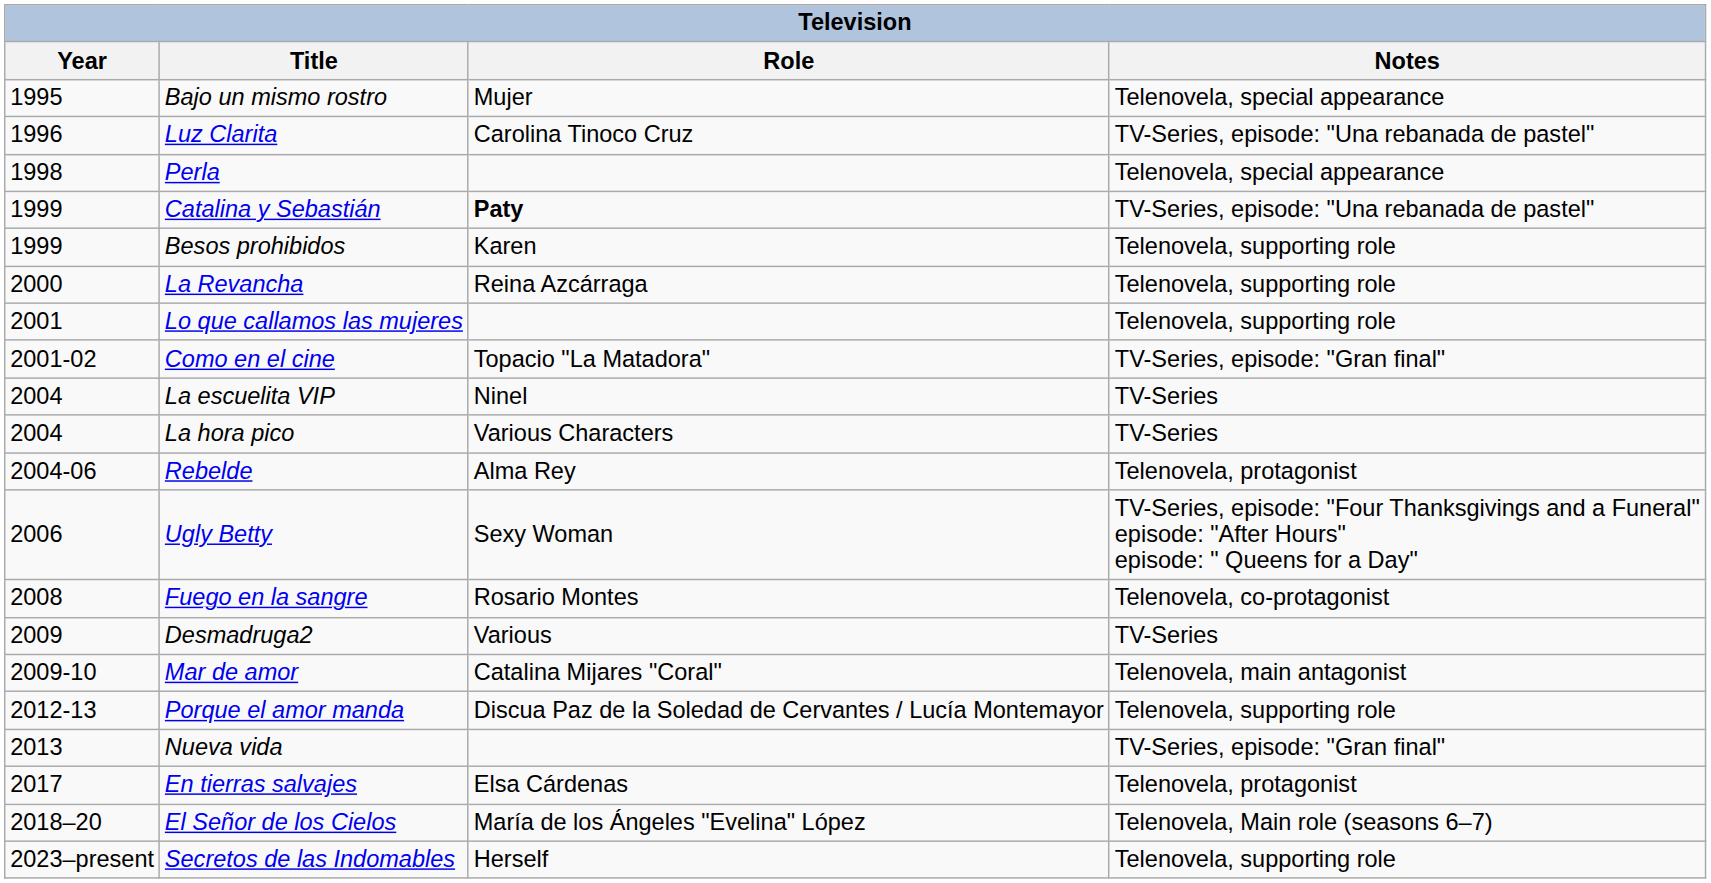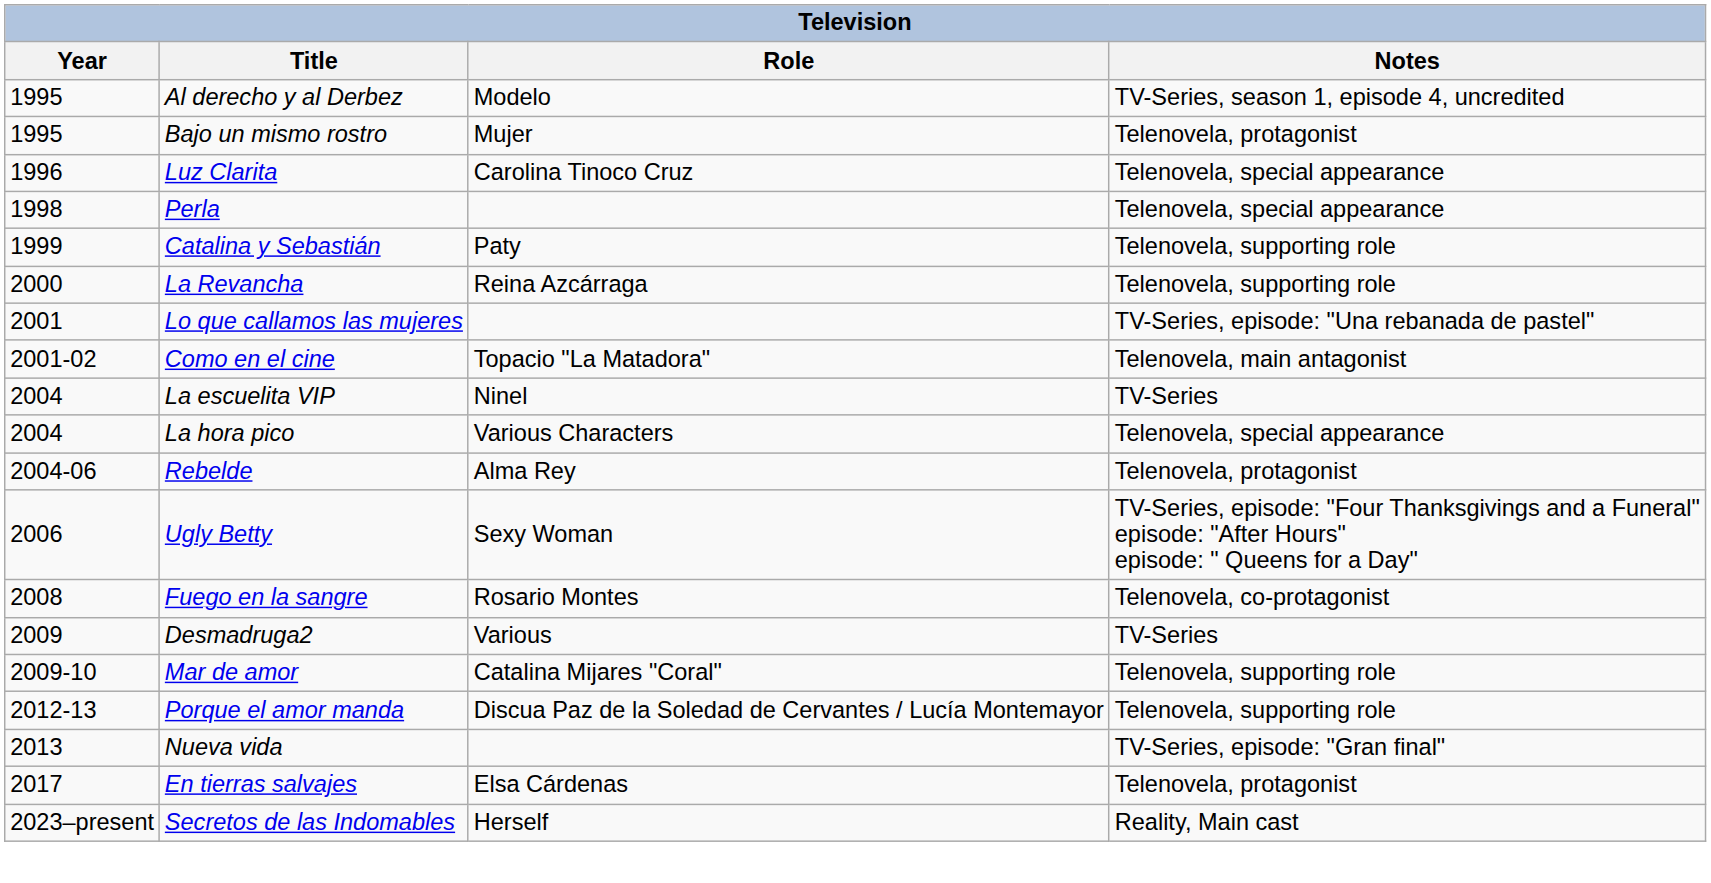+ row: (284, 97)
(1280, 97) Telenovela, special appearance -> (1236, 135) Telenovela, protagonist
(1355, 135) TV-Series, episode: "Una rebanada de pastel" -> (1280, 172) Telenovela, special appearance
(499, 209) bold -> (497, 246) normal
(1355, 209) TV-Series, episode: "Una rebanada de pastel" -> (1255, 246) Telenovela, supporting role
- row: (255, 246)
(1255, 321) Telenovela, supporting role -> (1355, 321) TV-Series, episode: "Una rebanada de pastel"
(1280, 358) TV-Series, episode: "Gran final" -> (1261, 358) Telenovela, main antagonist
(1166, 433) TV-Series -> (1280, 433) Telenovela, special appearance
(1261, 672) Telenovela, main antagonist -> (1255, 672) Telenovela, supporting role
- row: (281, 822)
(1255, 859) Telenovela, supporting role -> (1207, 822) Reality, Main cast
